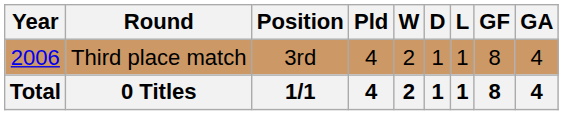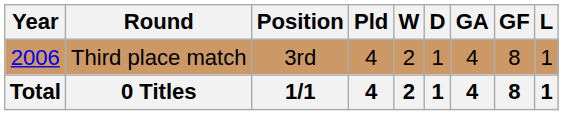columns swapped: (462, 22) <-> (537, 22)
